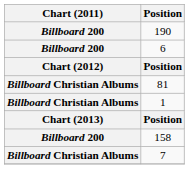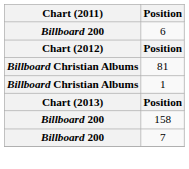- row: (163, 31)
(73, 155) Billboard Christian Albums -> (73, 137) Billboard 200
